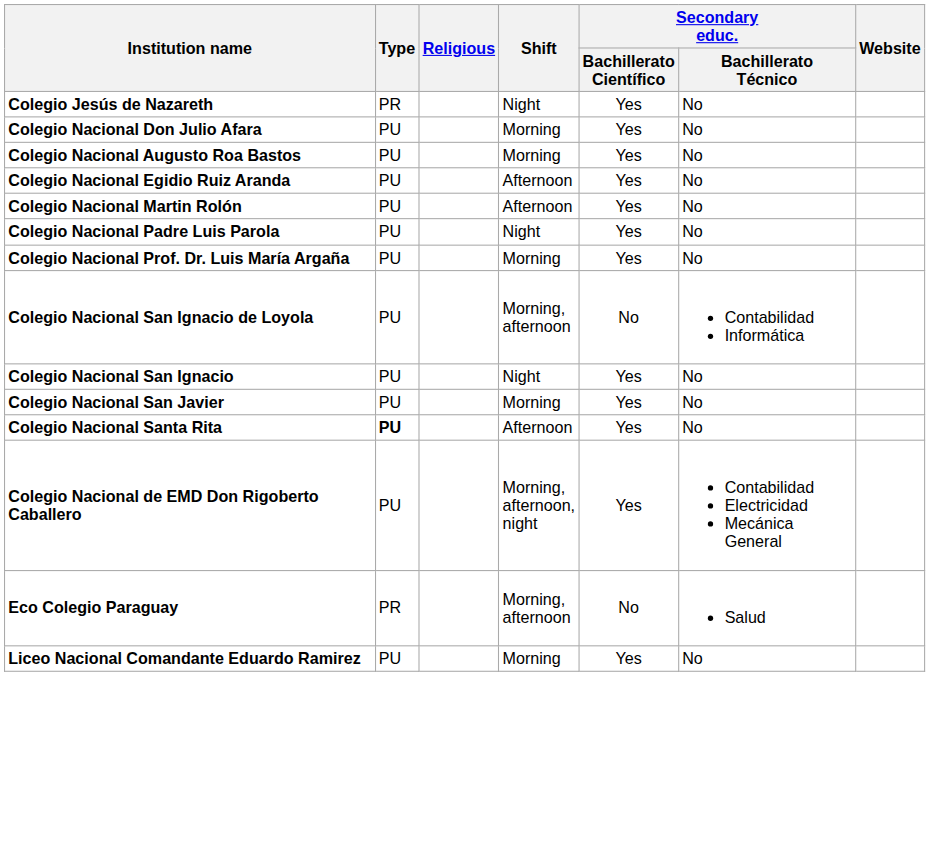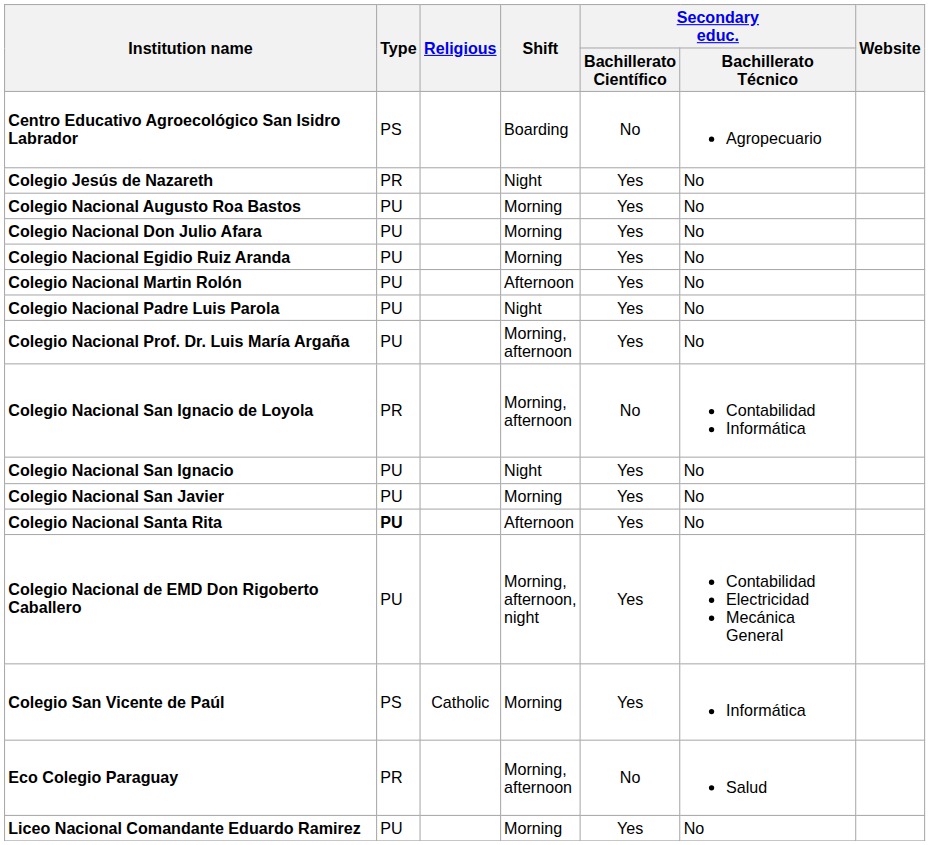+ row: (174, 129)
rows swapped: (155, 155) <-> (135, 130)
(538, 181) Afternoon -> (533, 257) Morning
(532, 257) Morning -> (538, 342) Morning, afternoon
(390, 317) PU -> (391, 411) PR
+ row: (116, 702)
